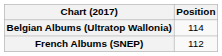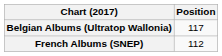(196, 28) 114 -> (196, 28) 117
